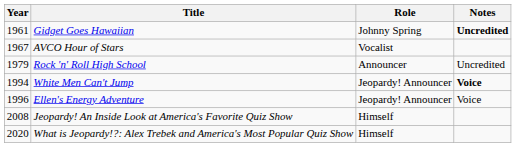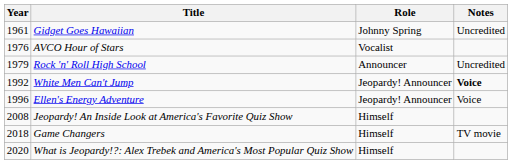(483, 30) bold -> (481, 30) normal
(18, 47) 1967 -> (18, 47) 1976
(18, 82) 1994 -> (18, 82) 1992
+ row: (69, 133)
